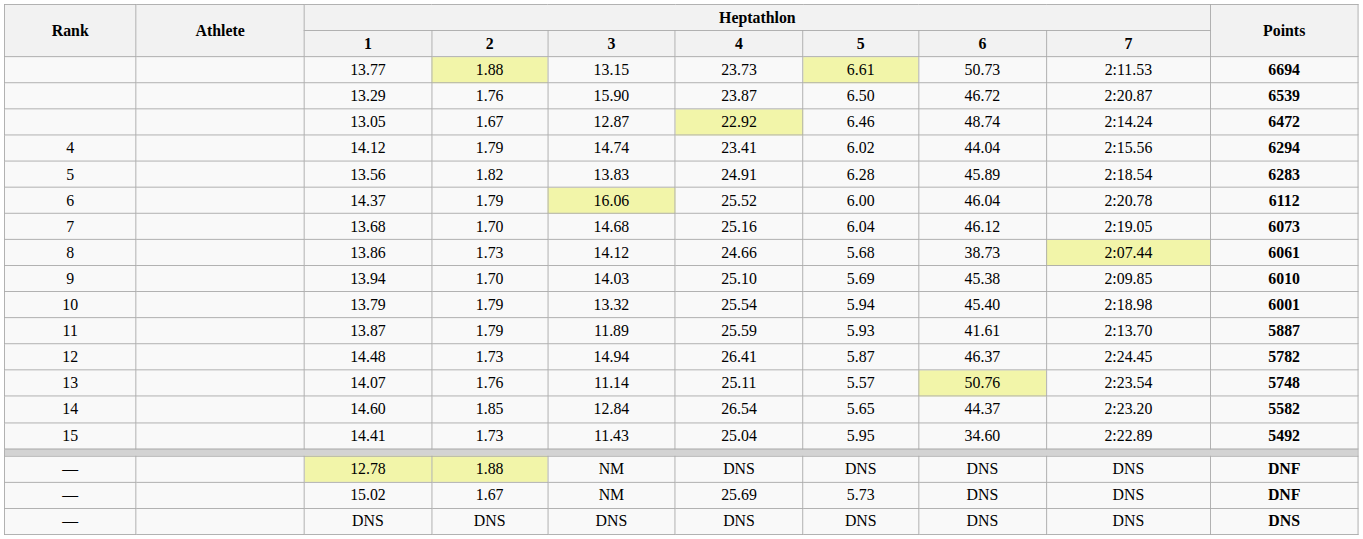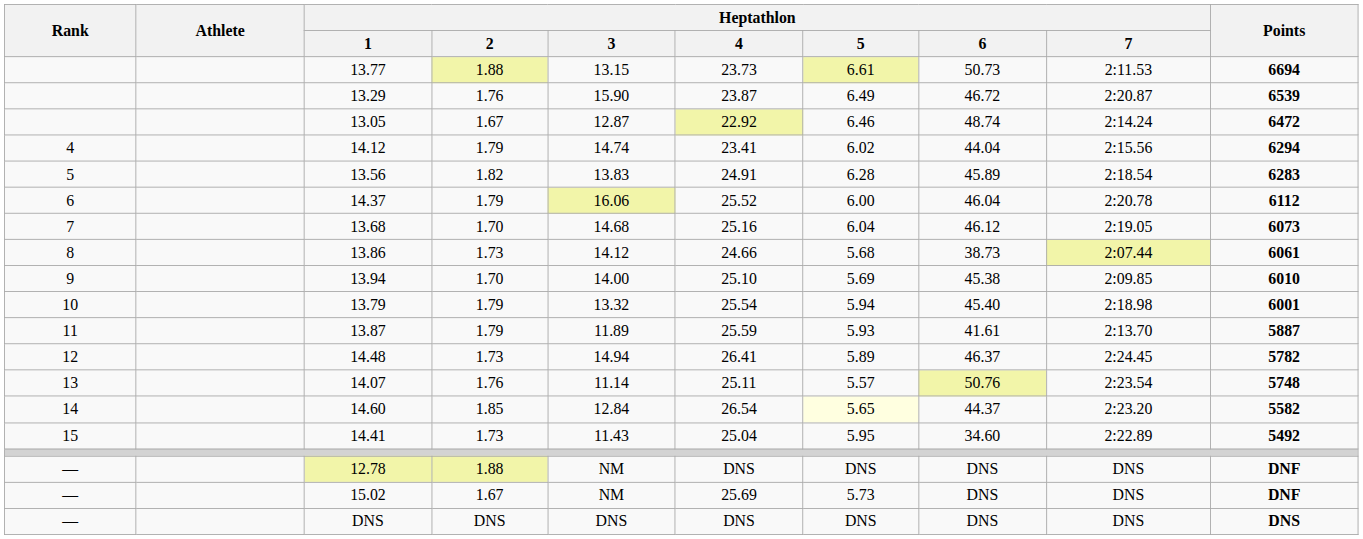(861, 95) 6.50 -> (861, 95) 6.49
(611, 278) 14.03 -> (611, 278) 14.00
(861, 356) 5.87 -> (861, 356) 5.89
(861, 409) no background -> (861, 409) lightyellow background
